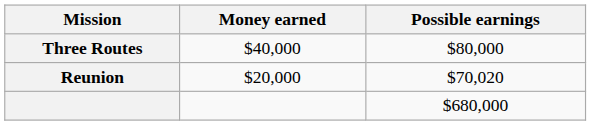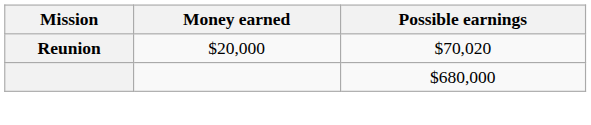- row: (92, 48)
